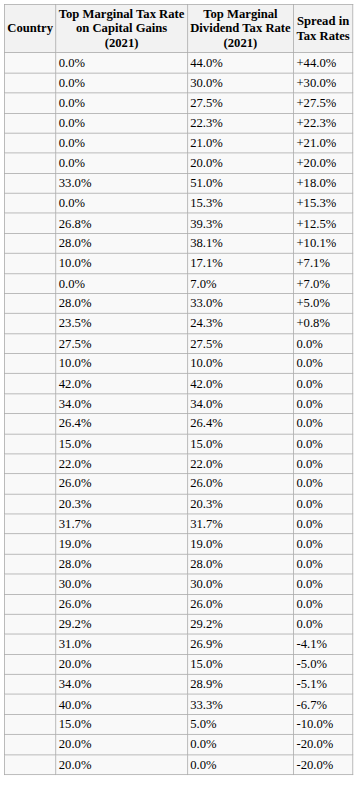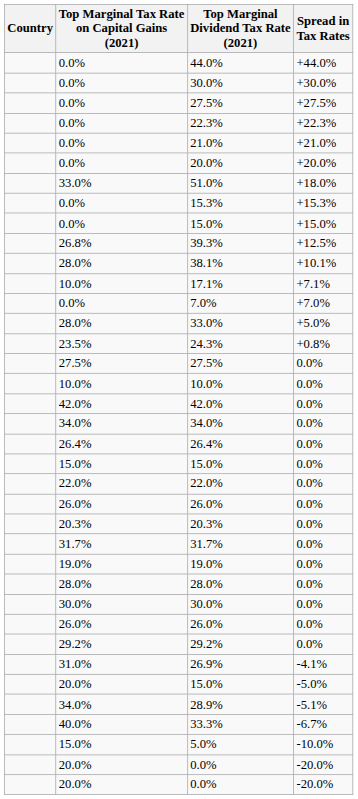+ row: (207, 223)
